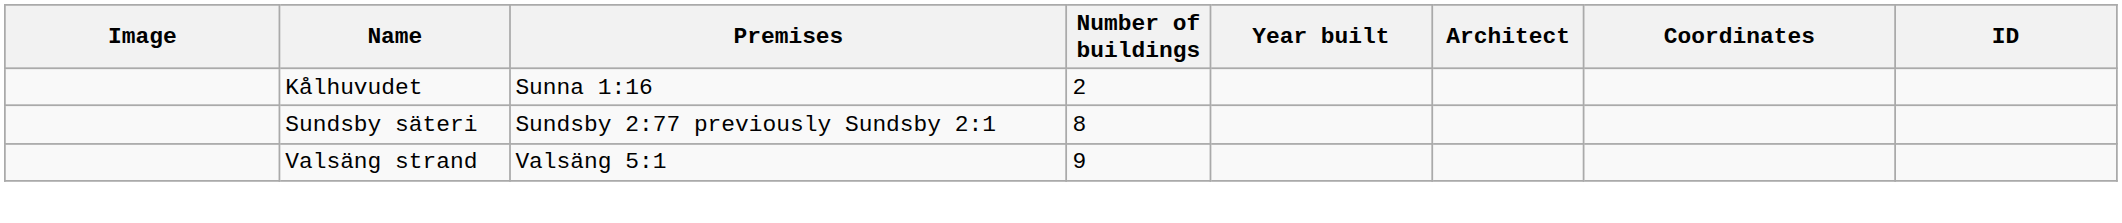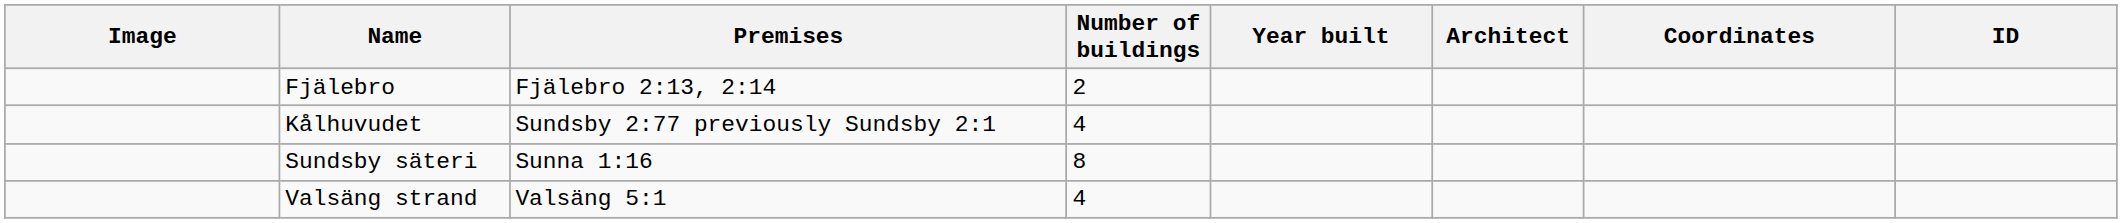+ row: (340, 87)
(584, 87) Sunna 1:16 -> (756, 125) Sundsby 2:77 previously Sundsby 2:1
(1079, 87) 2 -> (1079, 125) 4
(756, 125) Sundsby 2:77 previously Sundsby 2:1 -> (584, 162) Sunna 1:16
(1079, 162) 9 -> (1079, 199) 4
